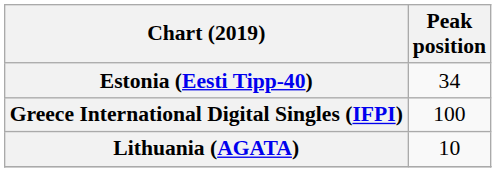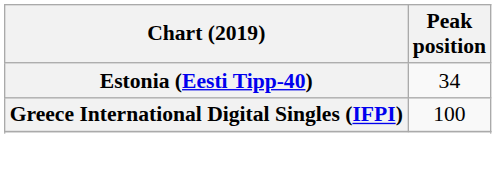- row: (206, 148)
